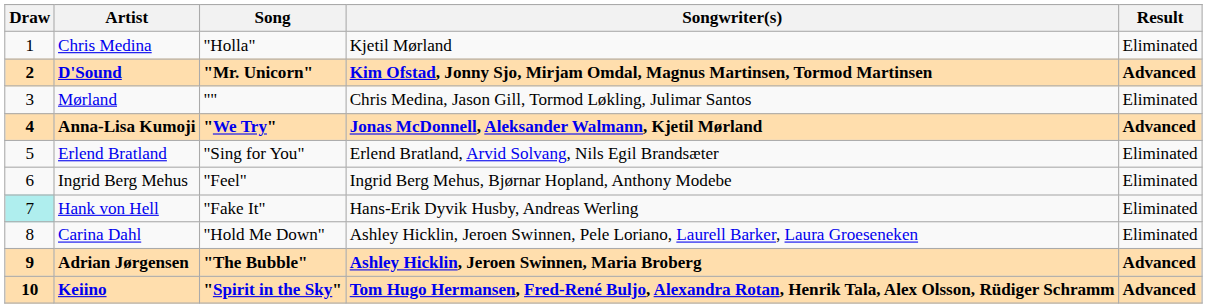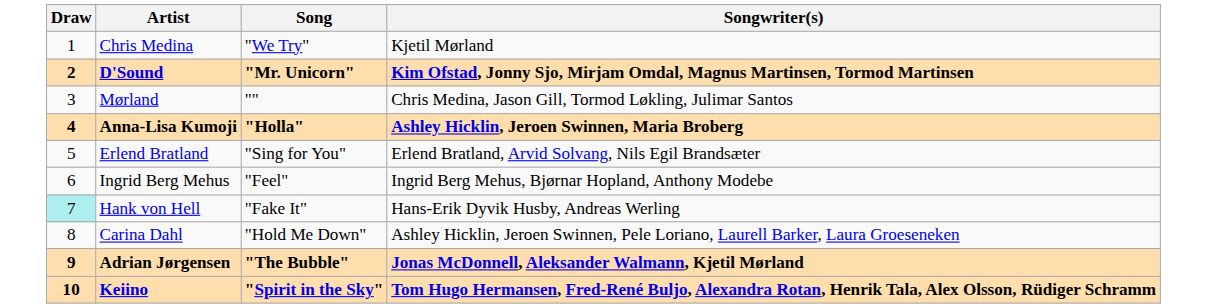- column: (1160, 18)
(229, 45) "Holla" -> (277, 45) "We Try"
(240, 126) "We Try" -> (274, 126) "Holla"
(556, 126) Jonas McDonnell, Aleksander Walmann, Kjetil Mørland -> (567, 126) Ashley Hicklin, Jeroen Swinnen, Maria Broberg
(526, 262) Ashley Hicklin, Jeroen Swinnen, Maria Broberg -> (598, 262) Jonas McDonnell, Aleksander Walmann, Kjetil Mørland
